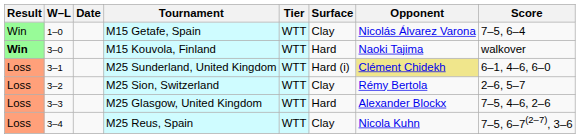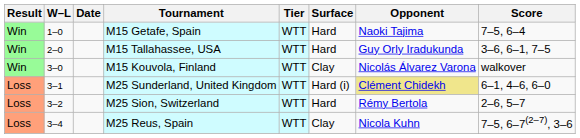(323, 31) Clay -> (324, 31) Hard
(417, 31) Nicolás Álvarez Varona -> (391, 31) Naoki Tajima
+ row: (163, 49)
(17, 49) bold -> (17, 67) normal
(324, 49) Hard -> (323, 67) Clay
(391, 49) Naoki Tajima -> (417, 67) Nicolás Álvarez Varona
(323, 85) Clay -> (324, 103) Hard
- row: (184, 103)
